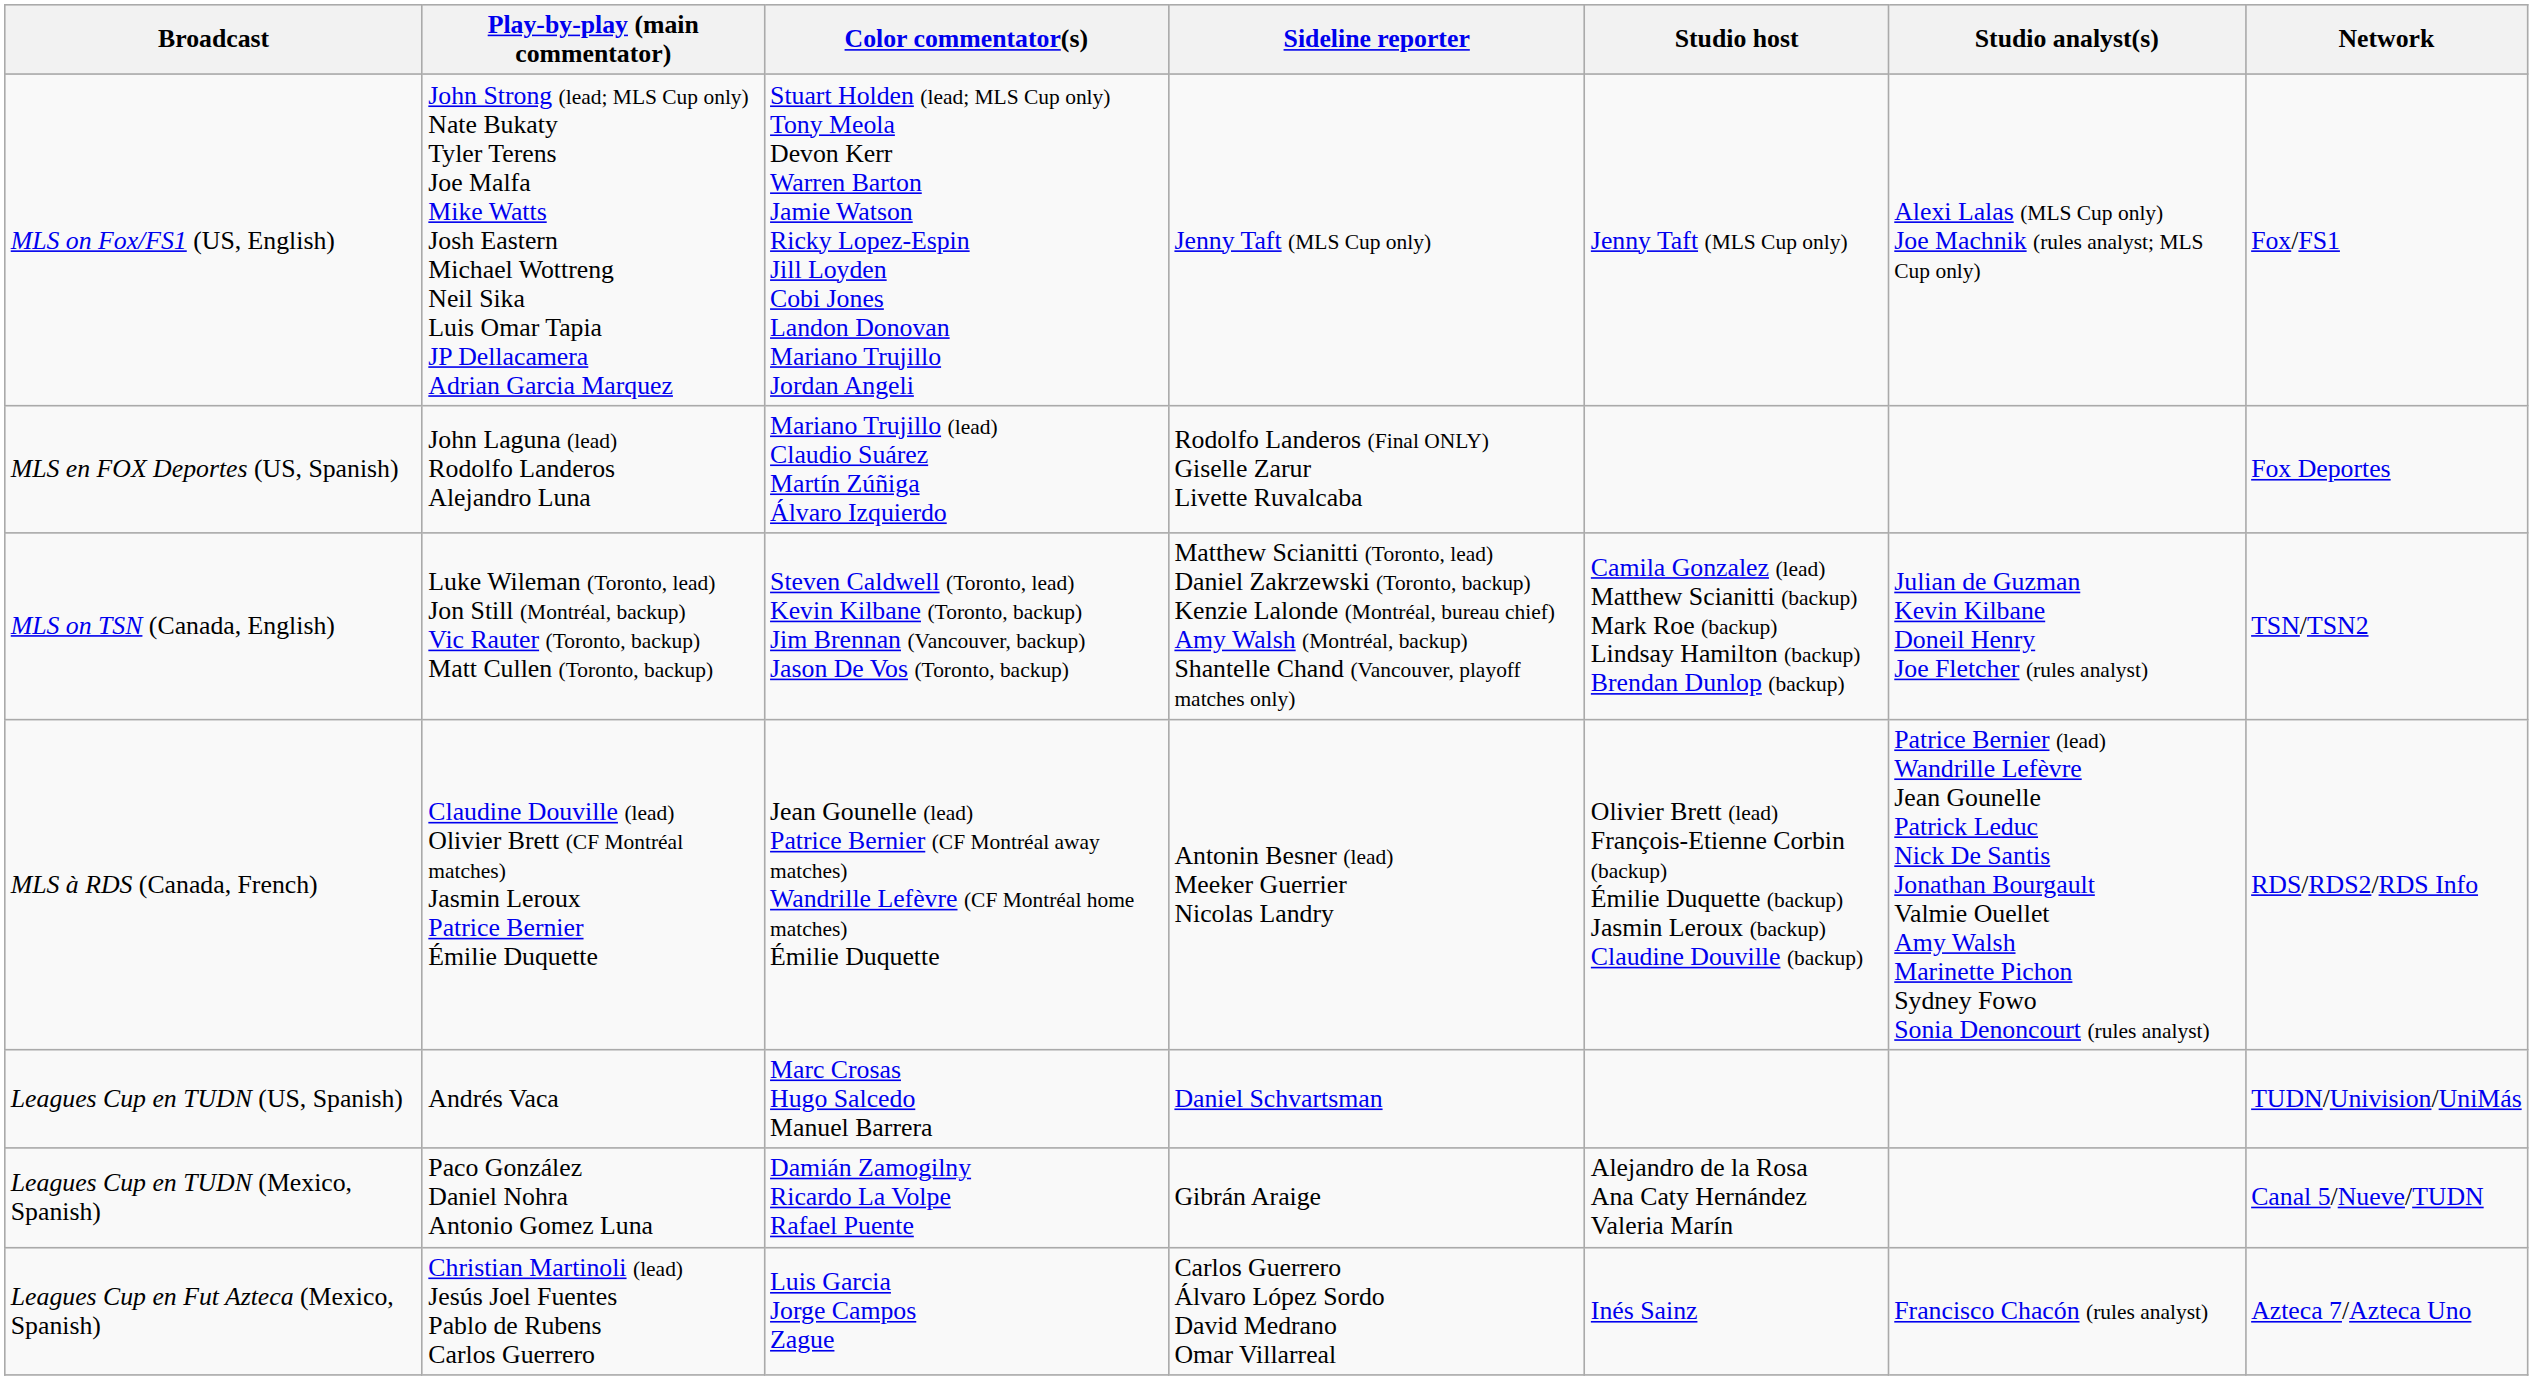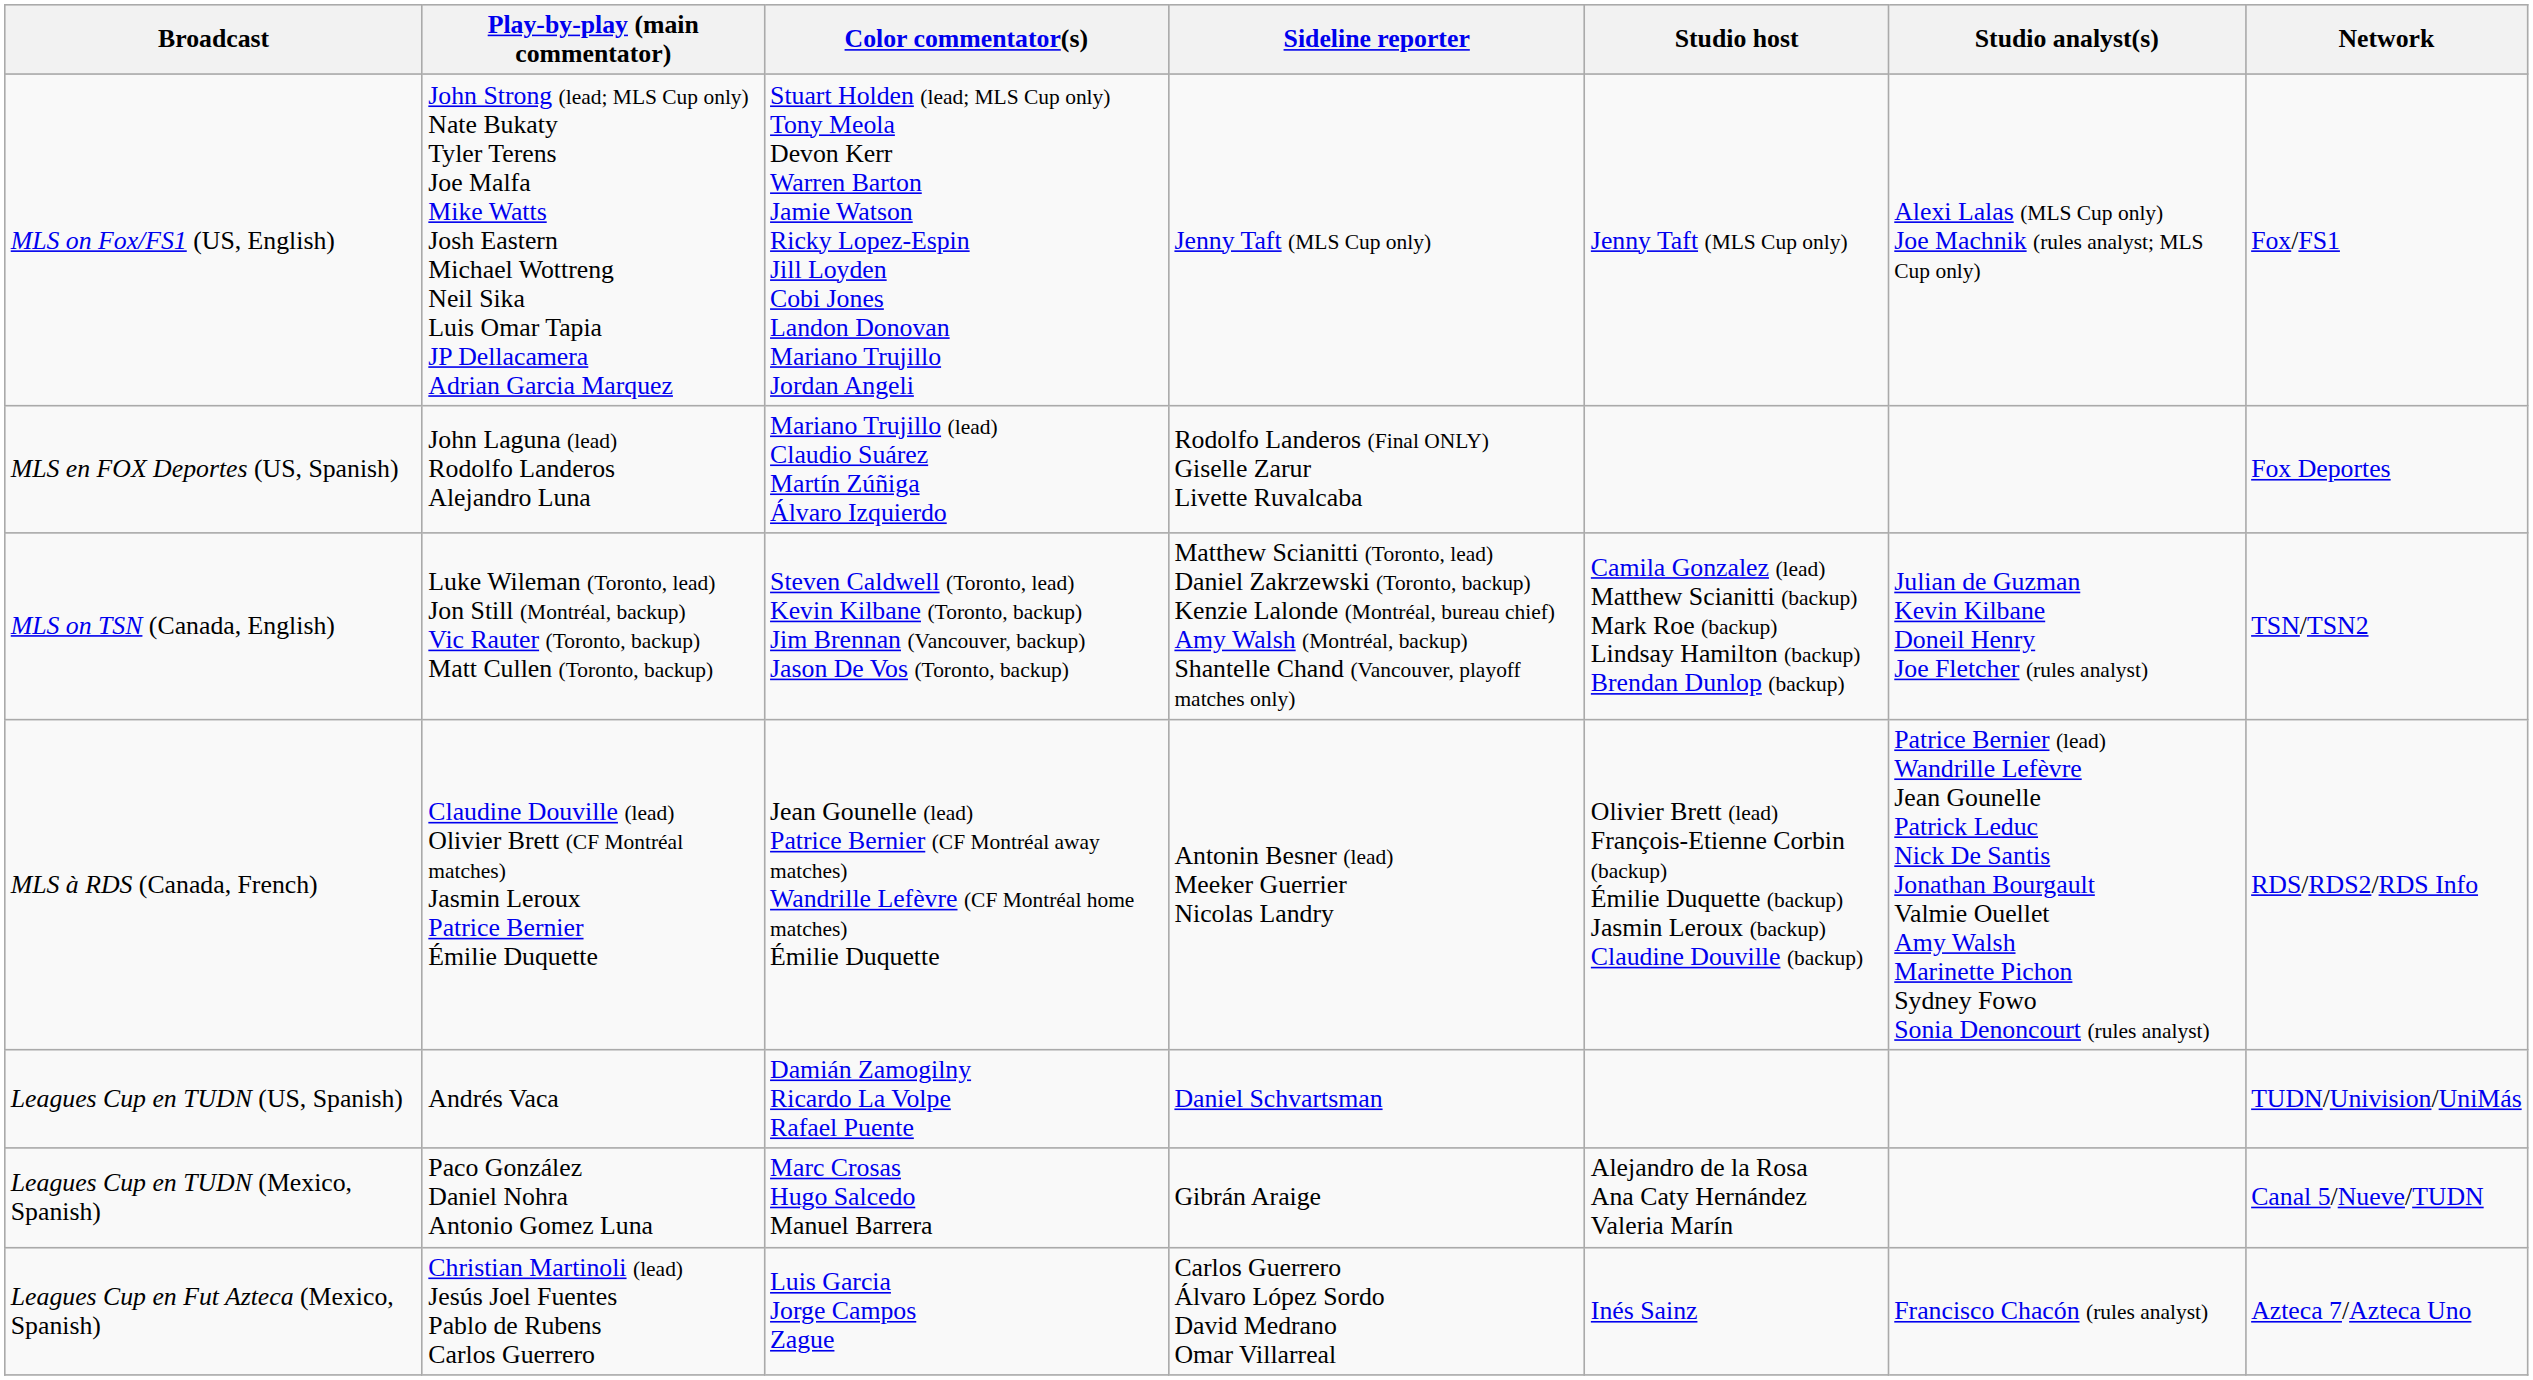(851, 1098) Marc Crosas Hugo Salcedo Manuel Barrera -> (871, 1098) Damián Zamogilny Ricardo La Volpe Rafael Puente
(871, 1197) Damián Zamogilny Ricardo La Volpe Rafael Puente -> (851, 1197) Marc Crosas Hugo Salcedo Manuel Barrera
